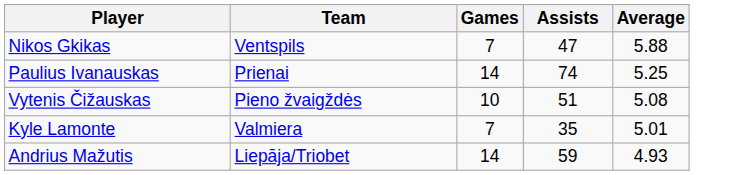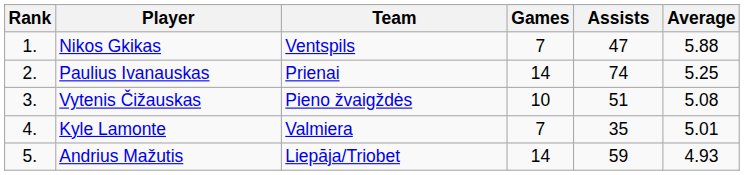+ column: (30, 18)
